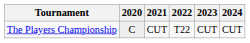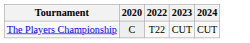- column: (157, 13)
